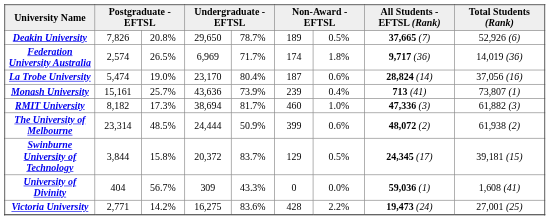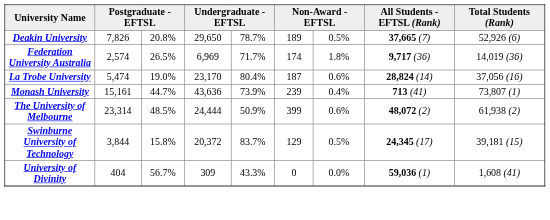(163, 91) 25.7% -> (163, 91) 44.7%
- row: (50, 105)
- row: (50, 207)
